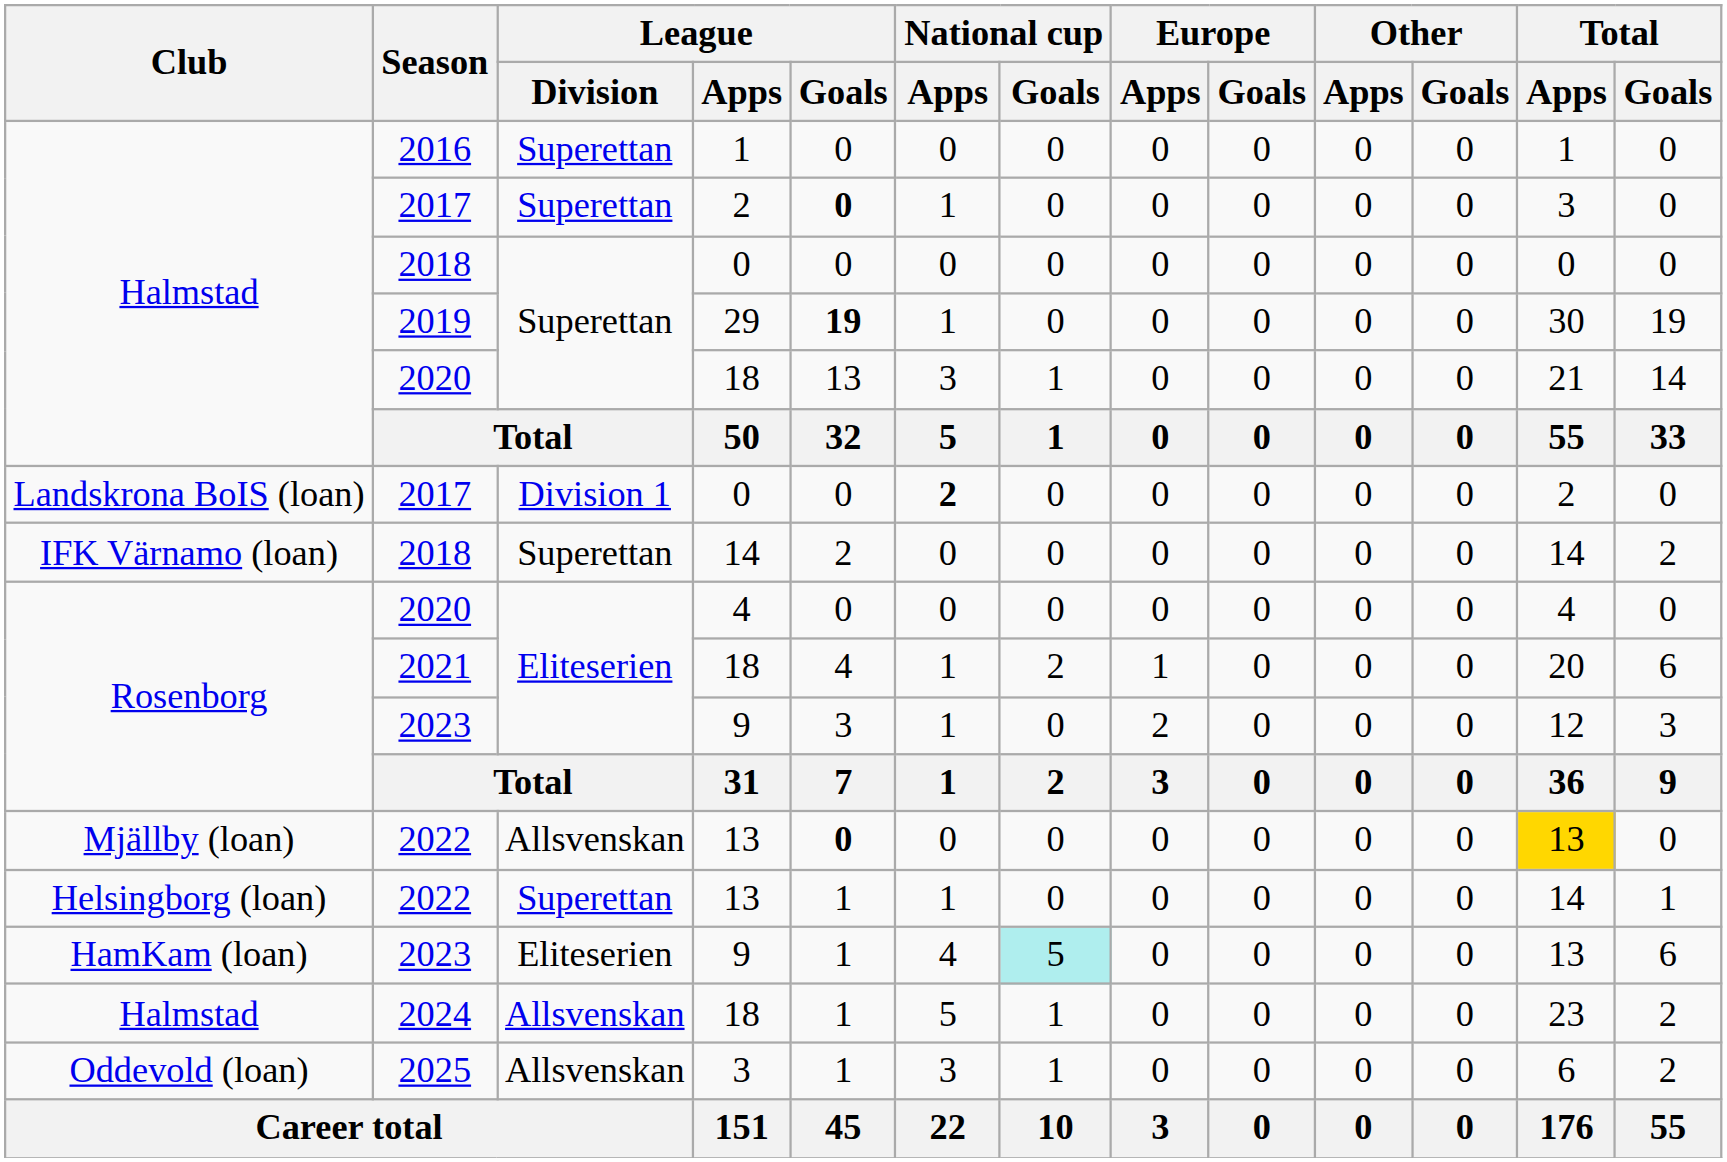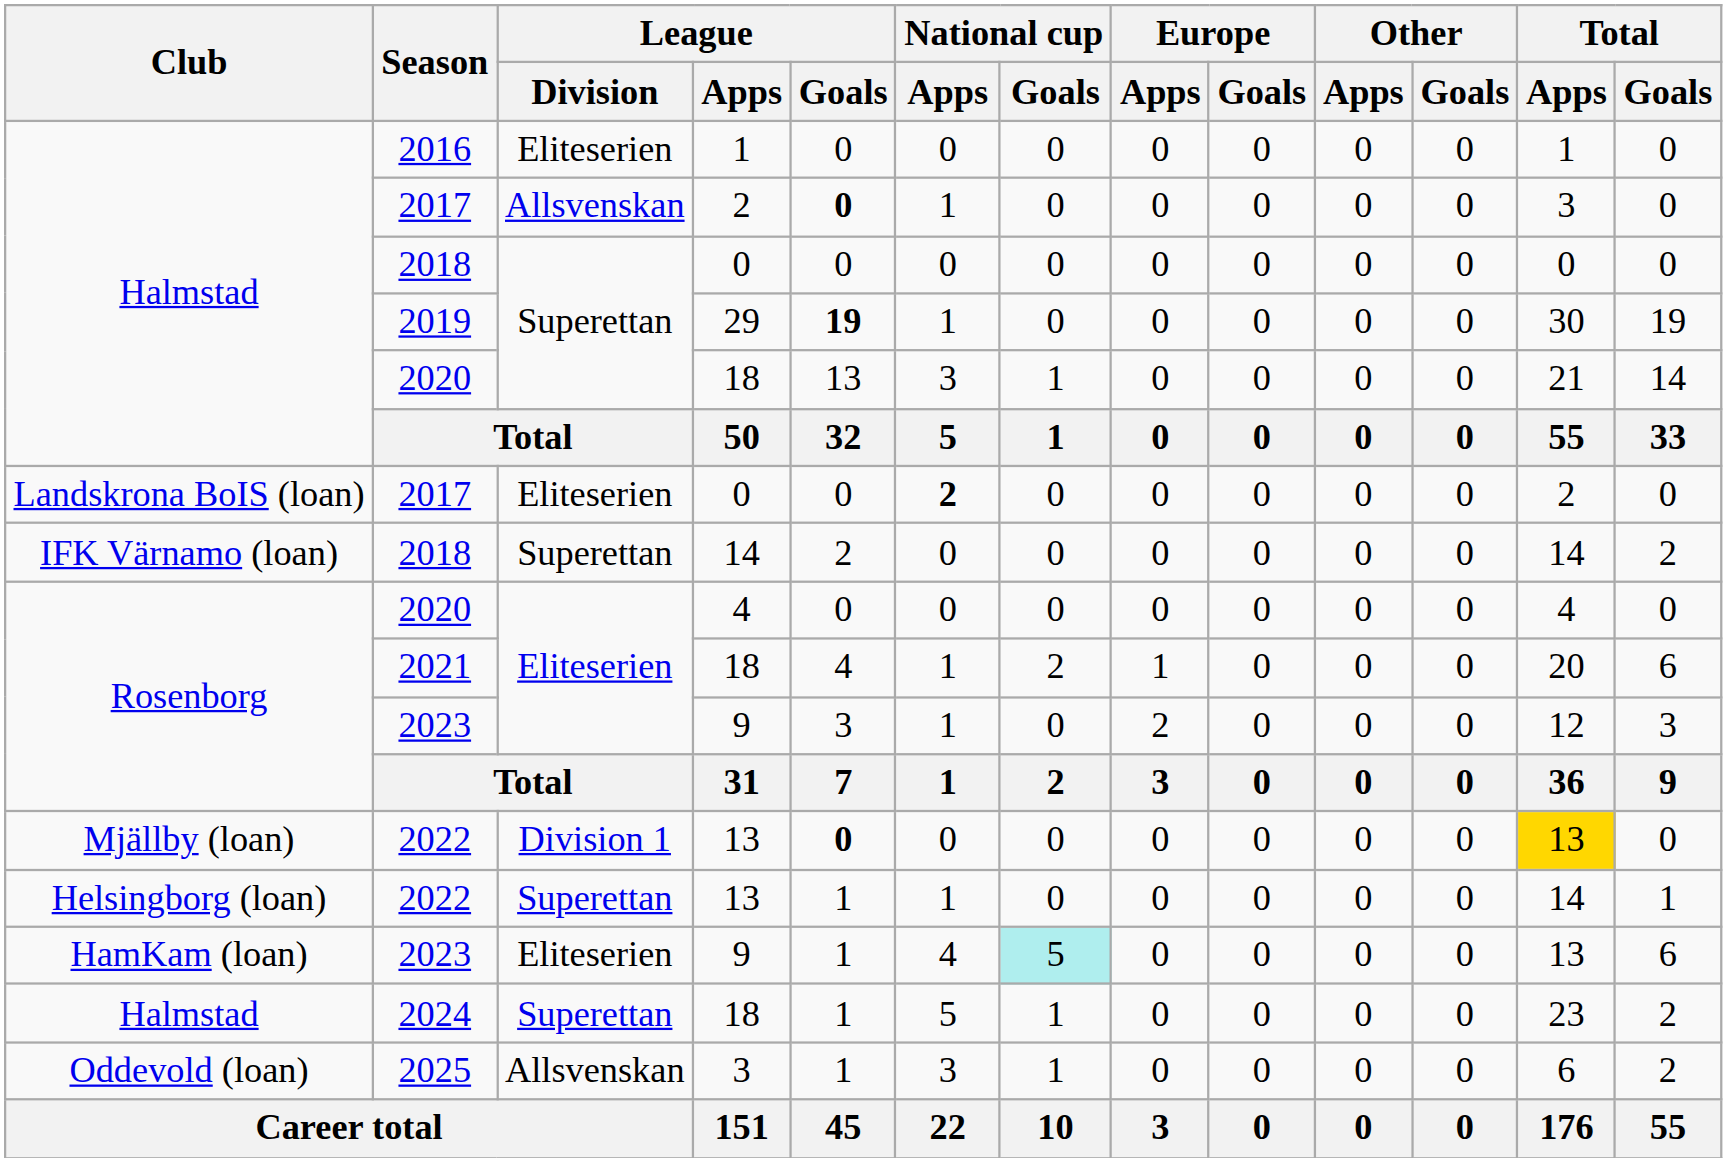(595, 148) Superettan -> (595, 148) Eliteserien
(595, 206) Superettan -> (595, 206) Allsvenskan
(595, 494) Division 1 -> (595, 494) Eliteserien
(595, 839) Allsvenskan -> (595, 839) Division 1
(595, 1012) Allsvenskan -> (595, 1012) Superettan
